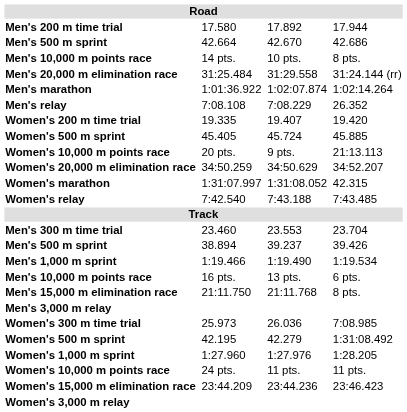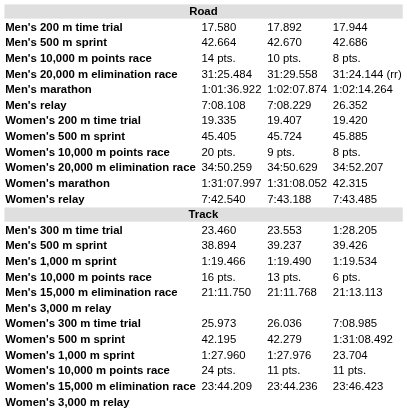(358, 152) 21:13.113 -> (347, 152) 8 pts.
(350, 230) 23.704 -> (355, 230) 1:28.205
(347, 292) 8 pts. -> (358, 292) 21:13.113
(355, 355) 1:28.205 -> (350, 355) 23.704
